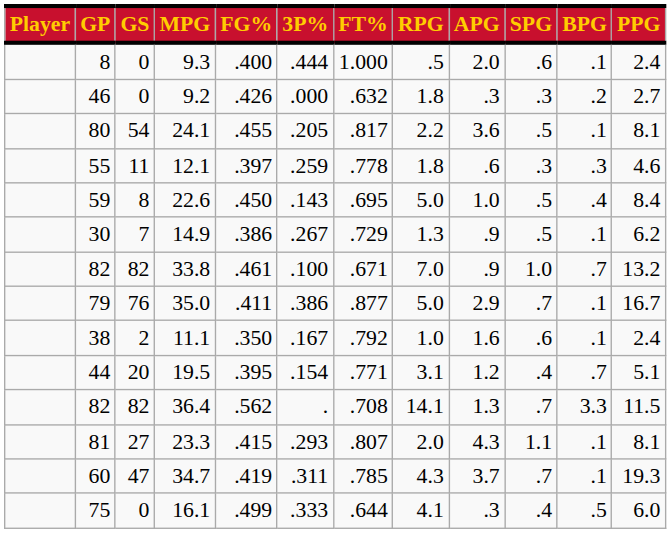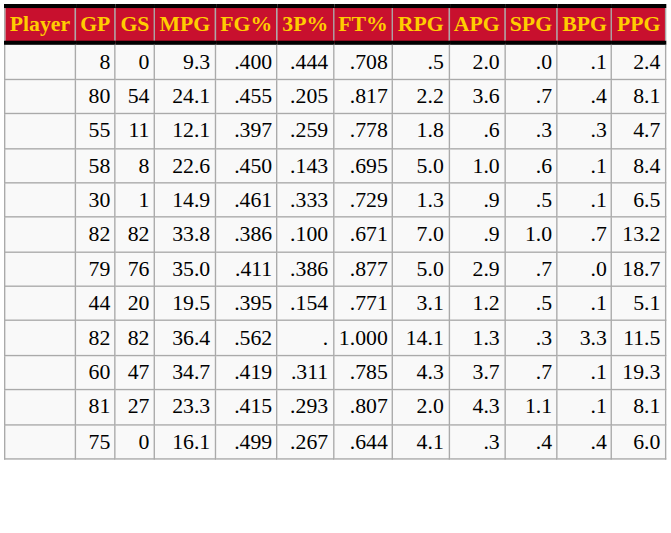(363, 61) 1.000 -> (369, 61) .708
(544, 61) .6 -> (544, 61) .0
- row: (197, 96)
(544, 130) .5 -> (544, 96) .7
(599, 130) .1 -> (599, 96) .4
(647, 165) 4.6 -> (647, 130) 4.7
(99, 199) 59 -> (99, 165) 58
(544, 199) .5 -> (544, 165) .6
(599, 199) .4 -> (599, 165) .1
(144, 234) 7 -> (144, 199) 1
(253, 234) .386 -> (253, 199) .461
(309, 234) .267 -> (309, 199) .333
(647, 234) 6.2 -> (647, 199) 6.5
(253, 268) .461 -> (253, 234) .386
(599, 303) .1 -> (599, 268) .0
(641, 303) 16.7 -> (641, 268) 18.7
- row: (192, 337)
(544, 372) .4 -> (544, 303) .5
(599, 372) .7 -> (599, 303) .1
(369, 406) .708 -> (363, 337) 1.000
(544, 406) .7 -> (544, 337) .3
rows swapped: (191, 475) <-> (191, 441)
(309, 510) .333 -> (309, 441) .267
(599, 510) .5 -> (599, 441) .4
